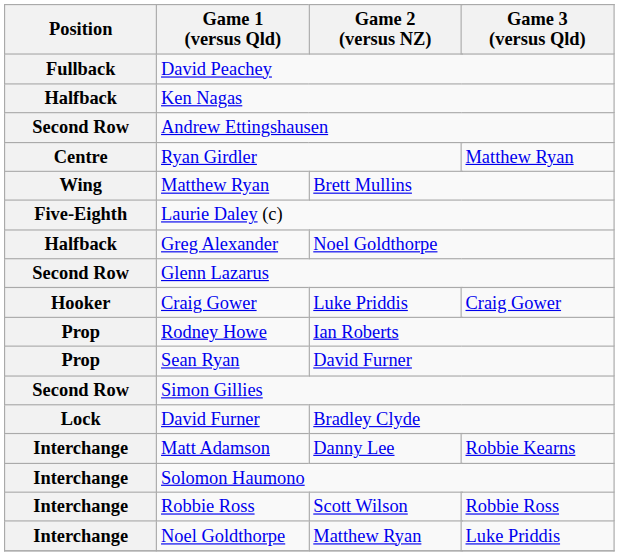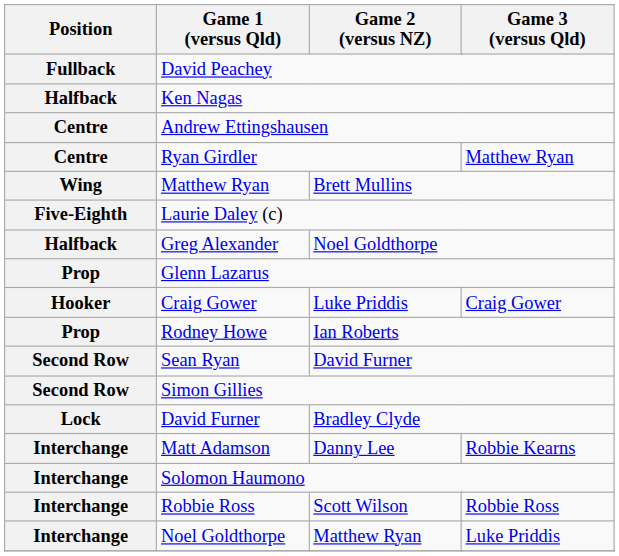(81, 127) Second Row -> (81, 127) Centre
(81, 273) Second Row -> (81, 273) Prop
(81, 360) Prop -> (81, 360) Second Row
